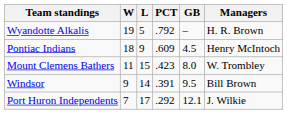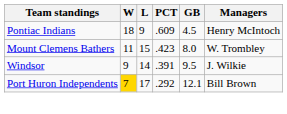- row: (48, 30)
(231, 83) Bill Brown -> (226, 65) J. Wilkie
(126, 100) no background -> (126, 83) gold background
(226, 100) J. Wilkie -> (231, 83) Bill Brown
